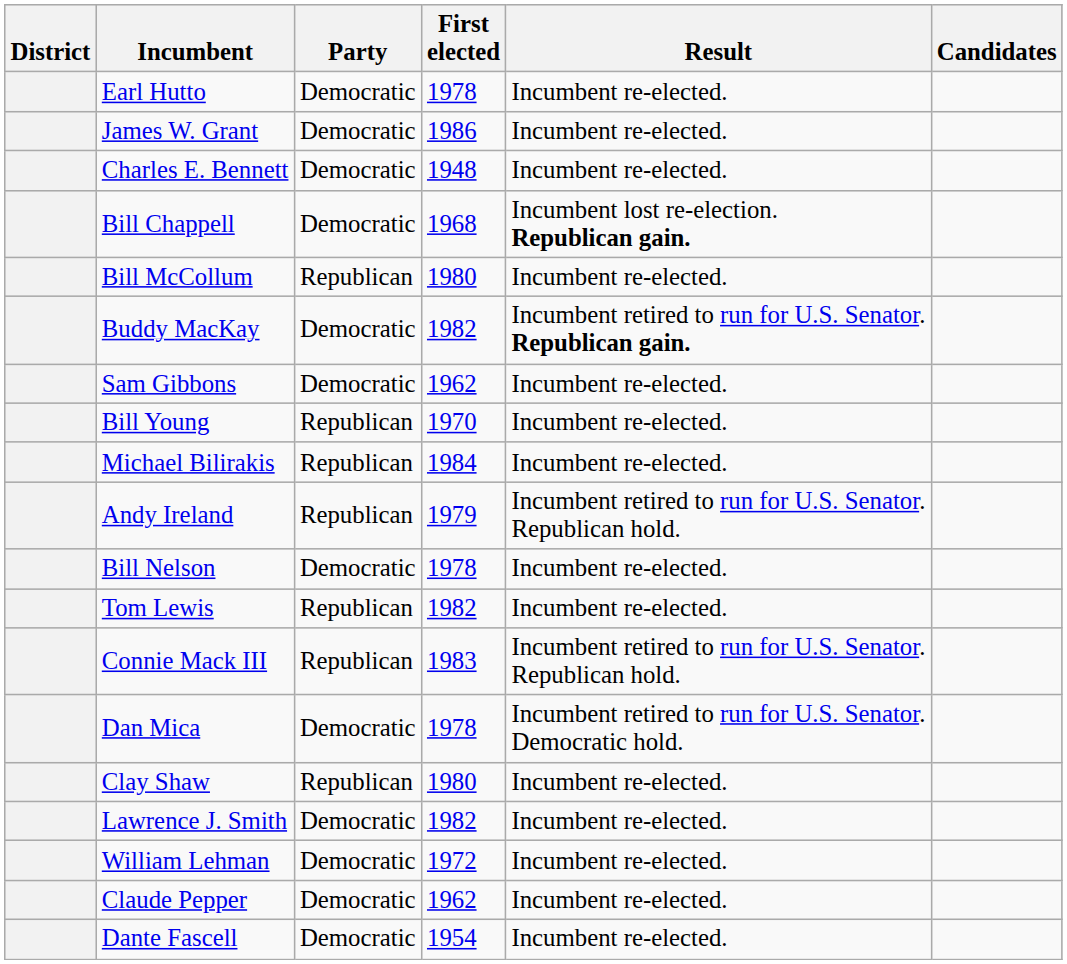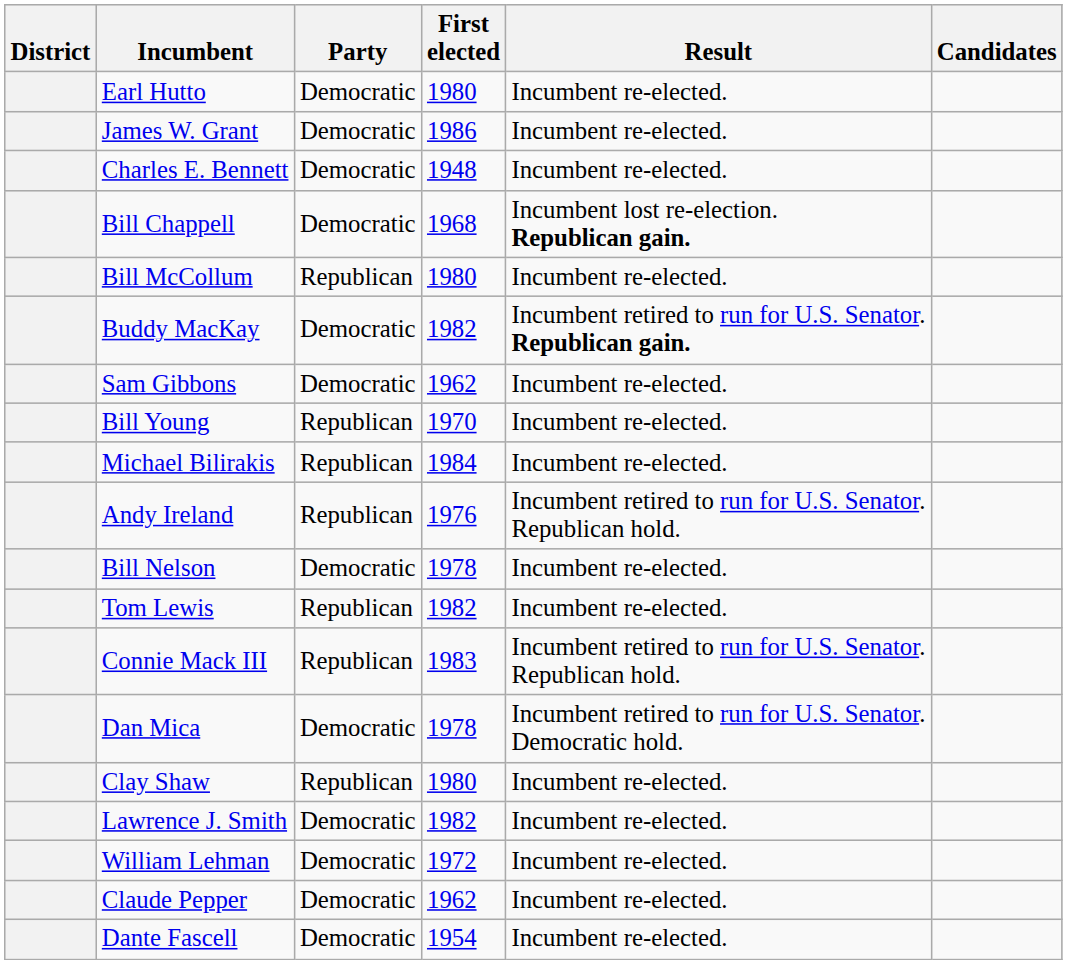(452, 91) 1978 -> (452, 91) 1980
(452, 515) 1979 -> (452, 515) 1976
